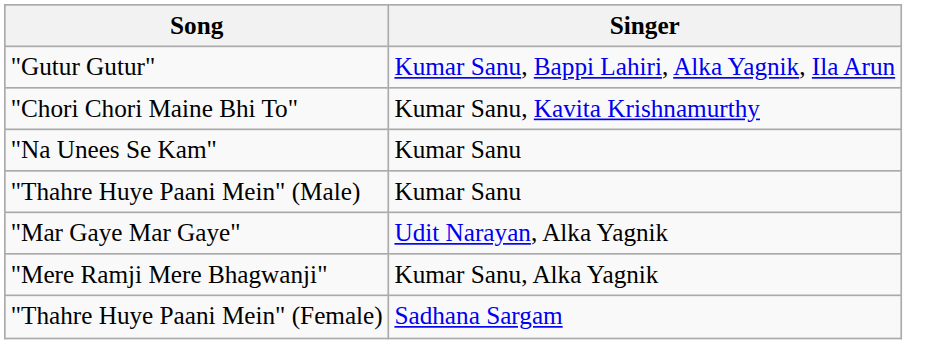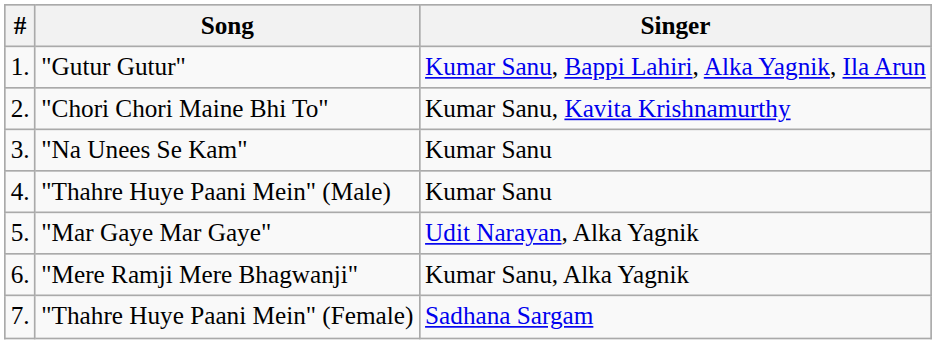+ column: (20, 25)
